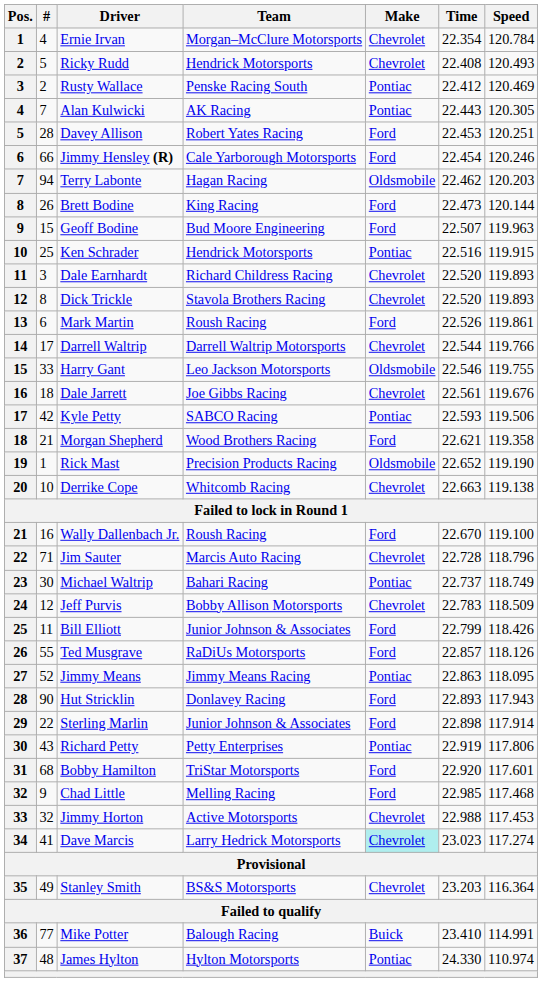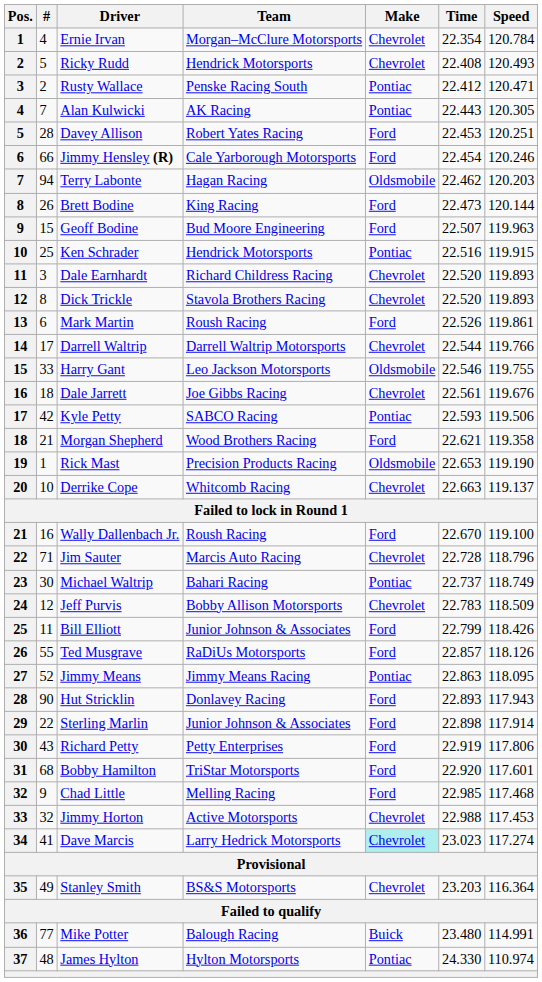(511, 87) 120.469 -> (511, 87) 120.471
(462, 464) 22.652 -> (462, 464) 22.653
(511, 487) 119.138 -> (511, 487) 119.137
(390, 746) Pontiac -> (382, 746) Ford
(462, 935) 23.410 -> (462, 935) 23.480
